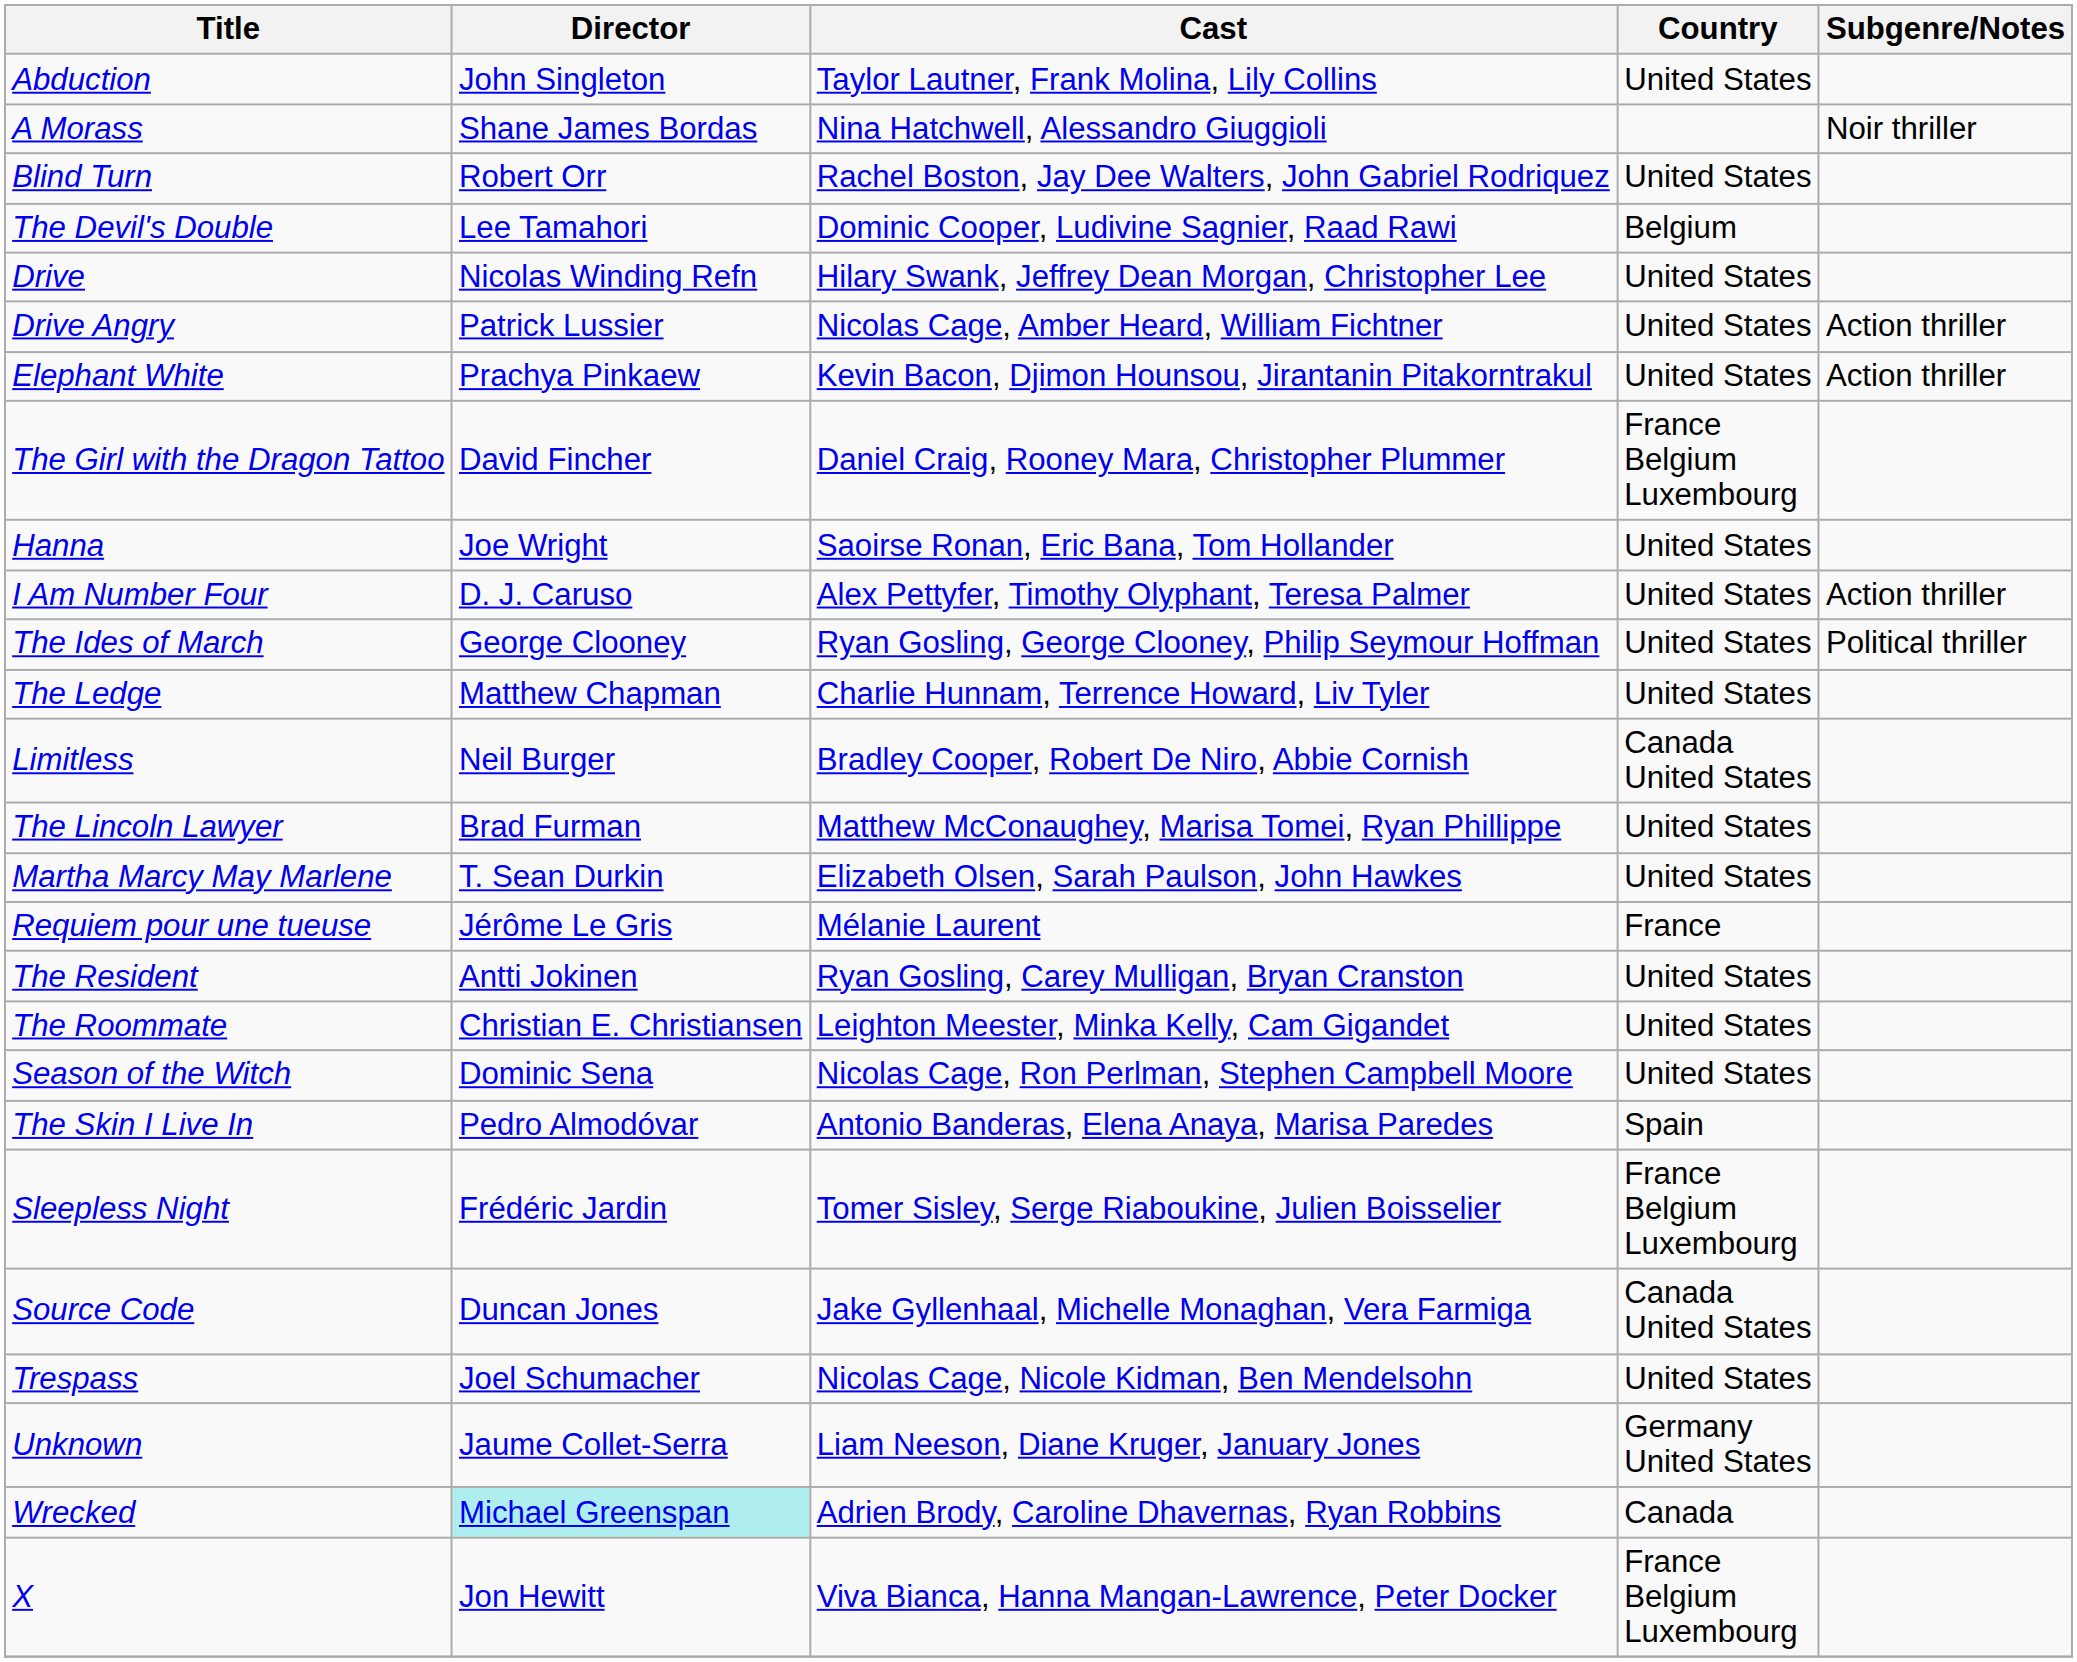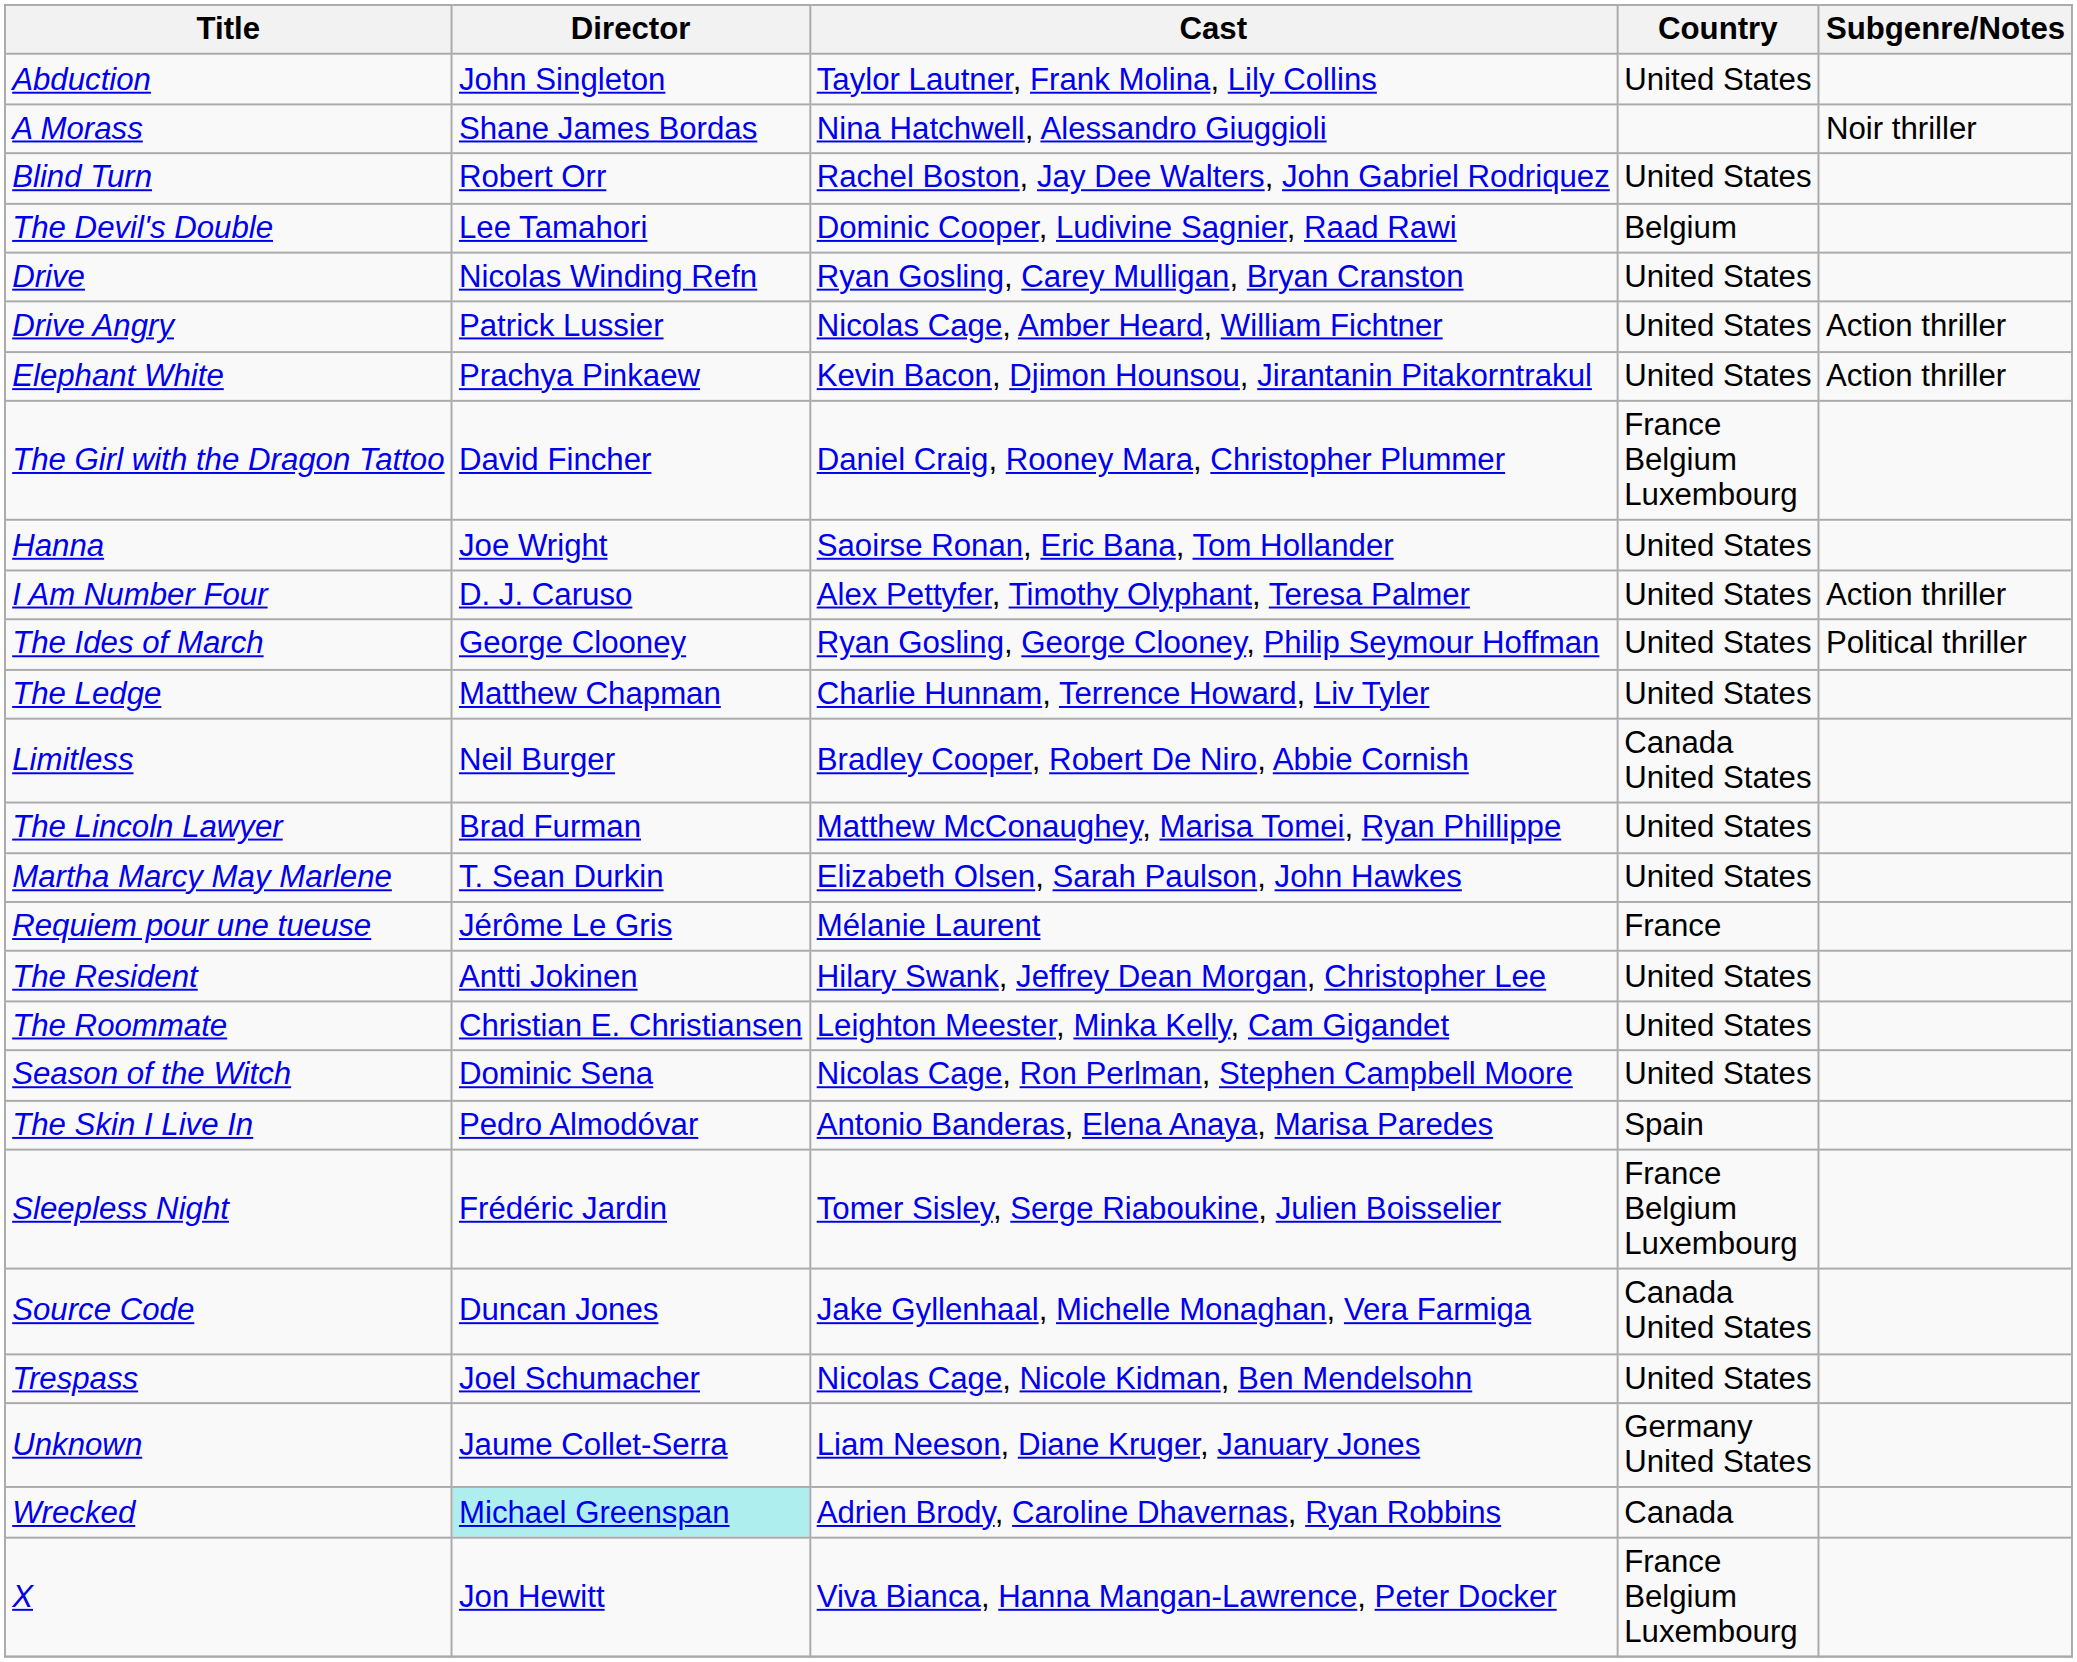(1181, 276) Hilary Swank, Jeffrey Dean Morgan, Christopher Lee -> (1140, 276) Ryan Gosling, Carey Mulligan, Bryan Cranston
(1140, 975) Ryan Gosling, Carey Mulligan, Bryan Cranston -> (1181, 975) Hilary Swank, Jeffrey Dean Morgan, Christopher Lee
